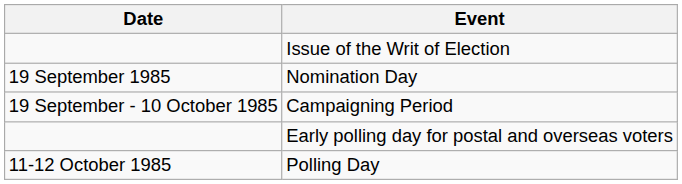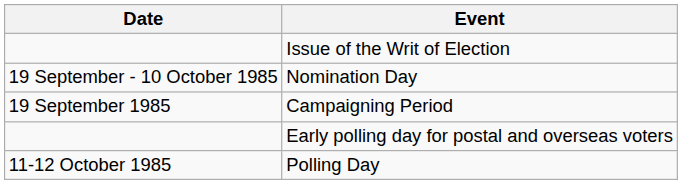(90, 77) 19 September 1985 -> (143, 77) 19 September - 10 October 1985
(143, 106) 19 September - 10 October 1985 -> (90, 106) 19 September 1985
